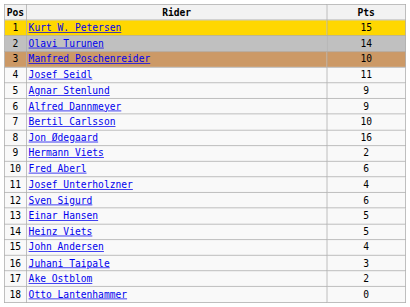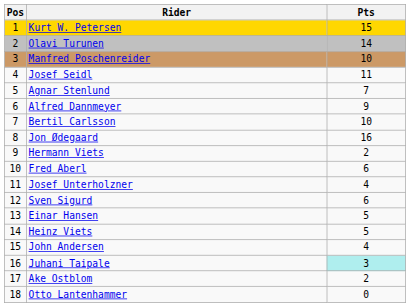(366, 91) 9 -> (366, 91) 7
(366, 263) no background -> (366, 263) paleturquoise background
